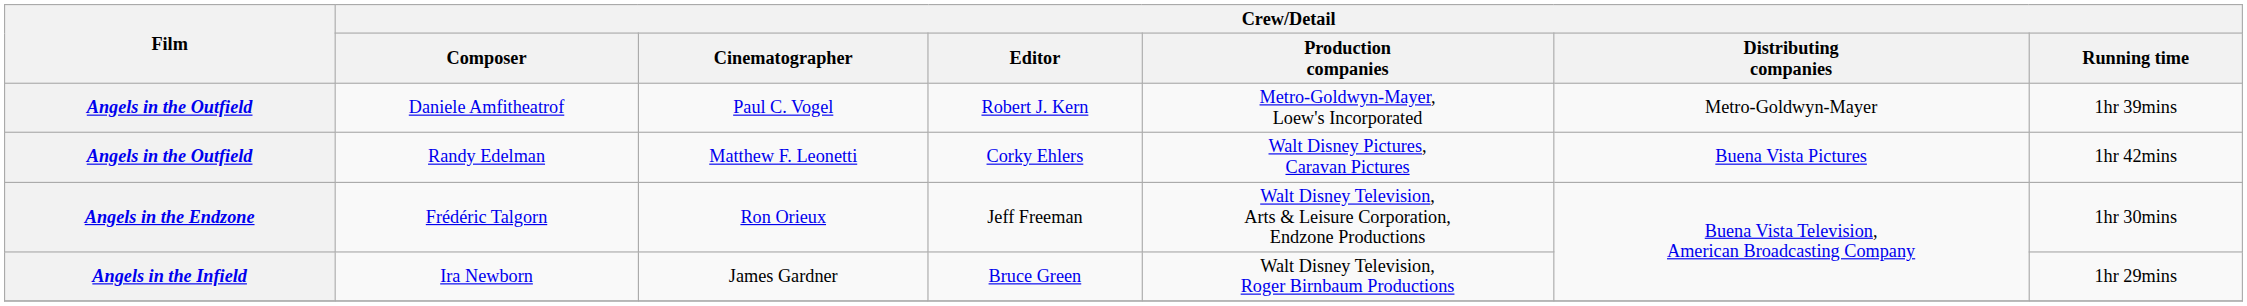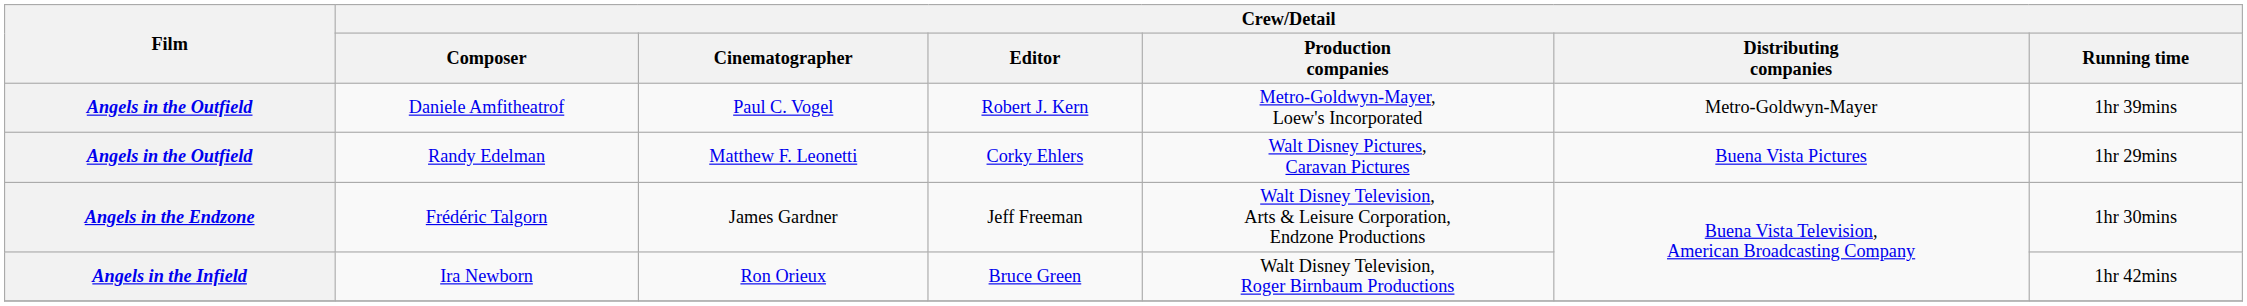(2136, 157) 1hr 42mins -> (2136, 157) 1hr 29mins
(783, 216) Ron Orieux -> (783, 216) James Gardner
(783, 276) James Gardner -> (783, 276) Ron Orieux
(2136, 276) 1hr 29mins -> (2136, 276) 1hr 42mins
